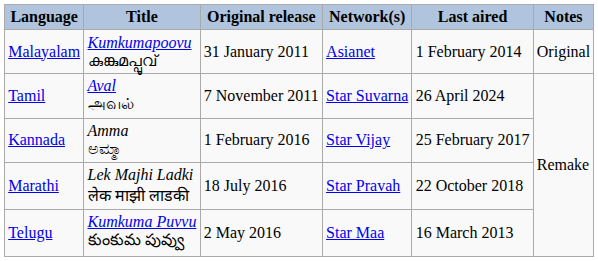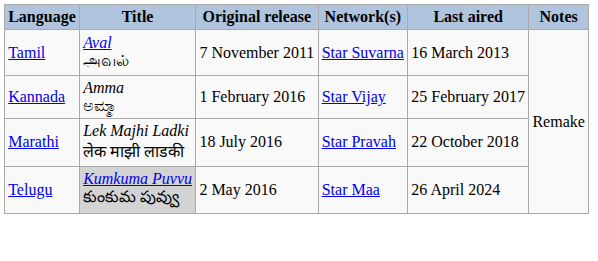- row: (44, 51)
(460, 95) 26 April 2024 -> (460, 52) 16 March 2013
(142, 231) no background -> (138, 187) lightgrey background
(465, 233) 16 March 2013 -> (456, 189) 26 April 2024
